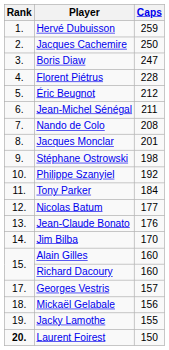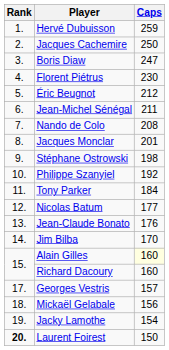(149, 77) 228 -> (149, 77) 230
(149, 256) no background -> (149, 256) lightyellow background
(149, 321) 155 -> (149, 321) 154
